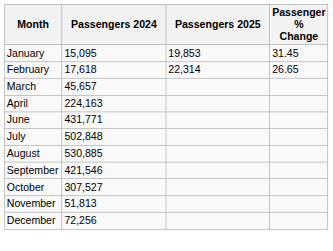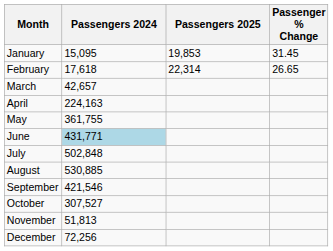(81, 86) 45,657 -> (81, 86) 42,657
+ row: (17, 120)
(84, 120) no background -> (84, 137) lightblue background
